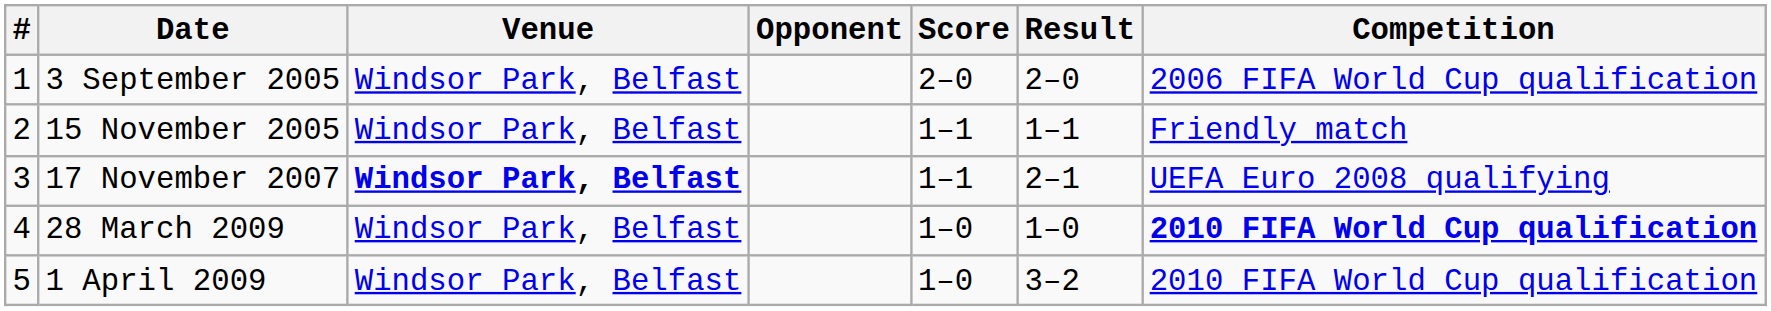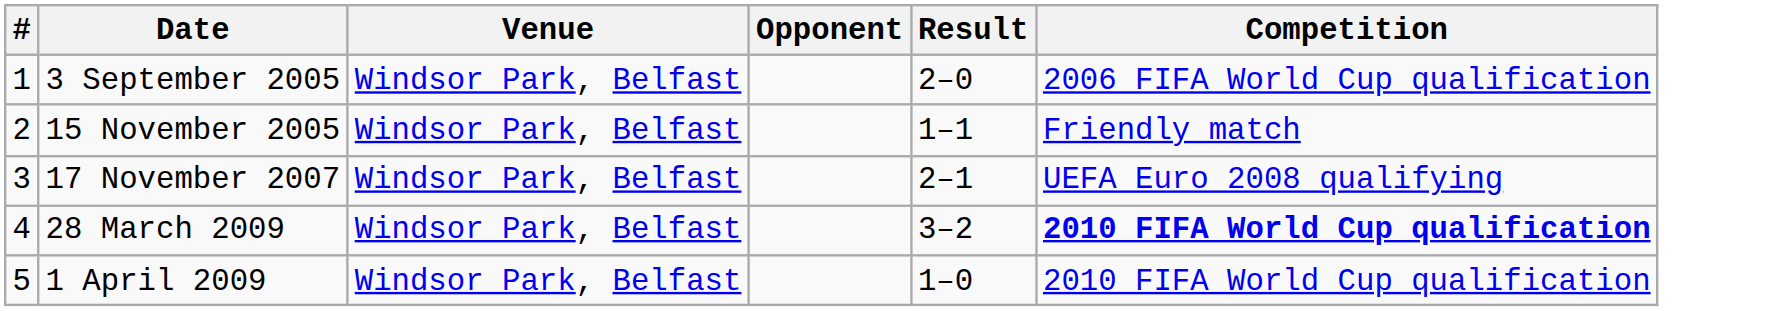- column: (964, 30)
(548, 180) bold -> (548, 180) normal
(1052, 230) 1–0 -> (946, 230) 3–2
(1052, 280) 3–2 -> (946, 280) 1–0
